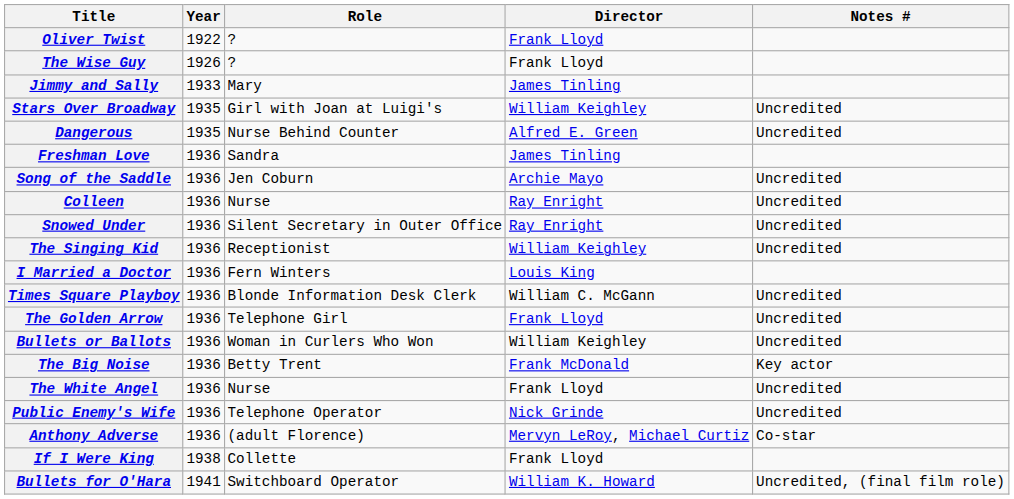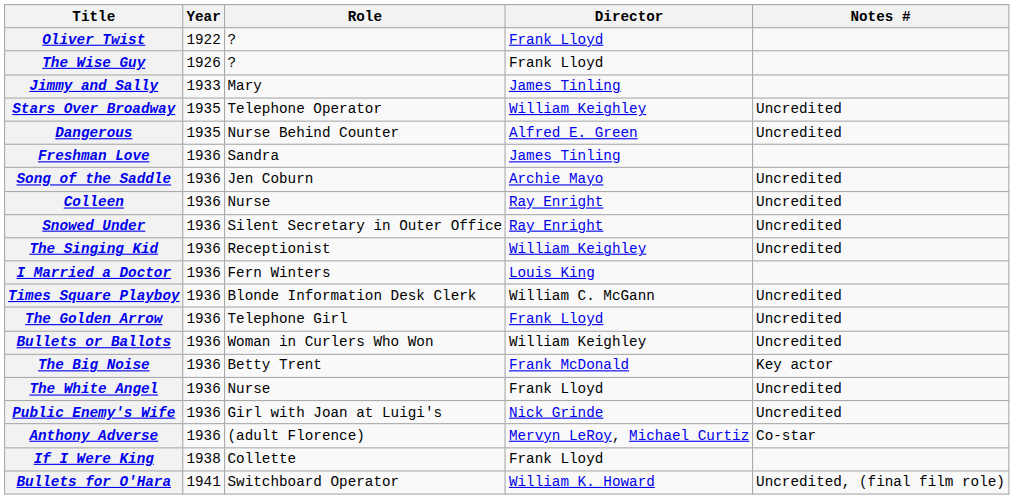(335, 109) Girl with Joan at Luigi's -> (305, 109) Telephone Operator
(305, 412) Telephone Operator -> (335, 412) Girl with Joan at Luigi's
